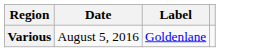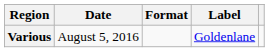+ column: (166, 15)
